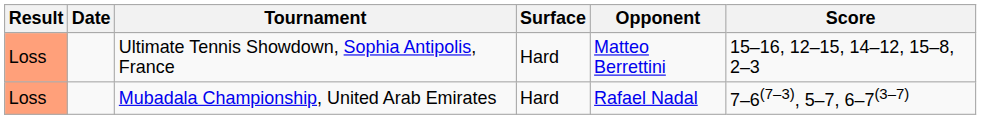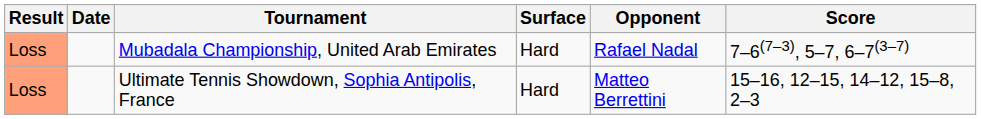rows swapped: (308, 98) <-> (297, 57)
